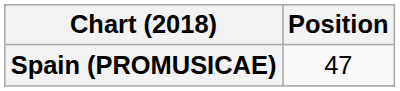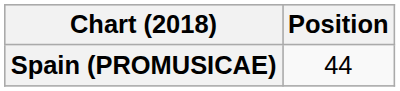(338, 65) 47 -> (338, 65) 44
